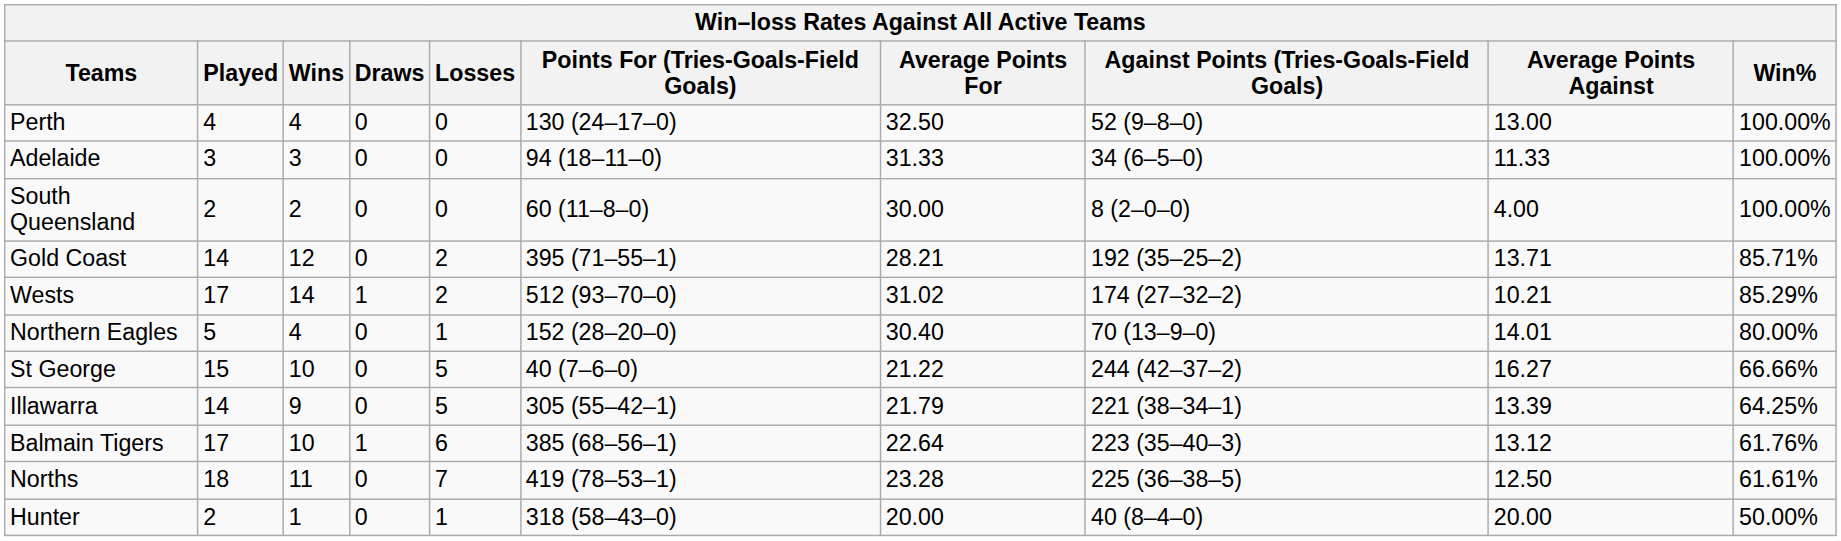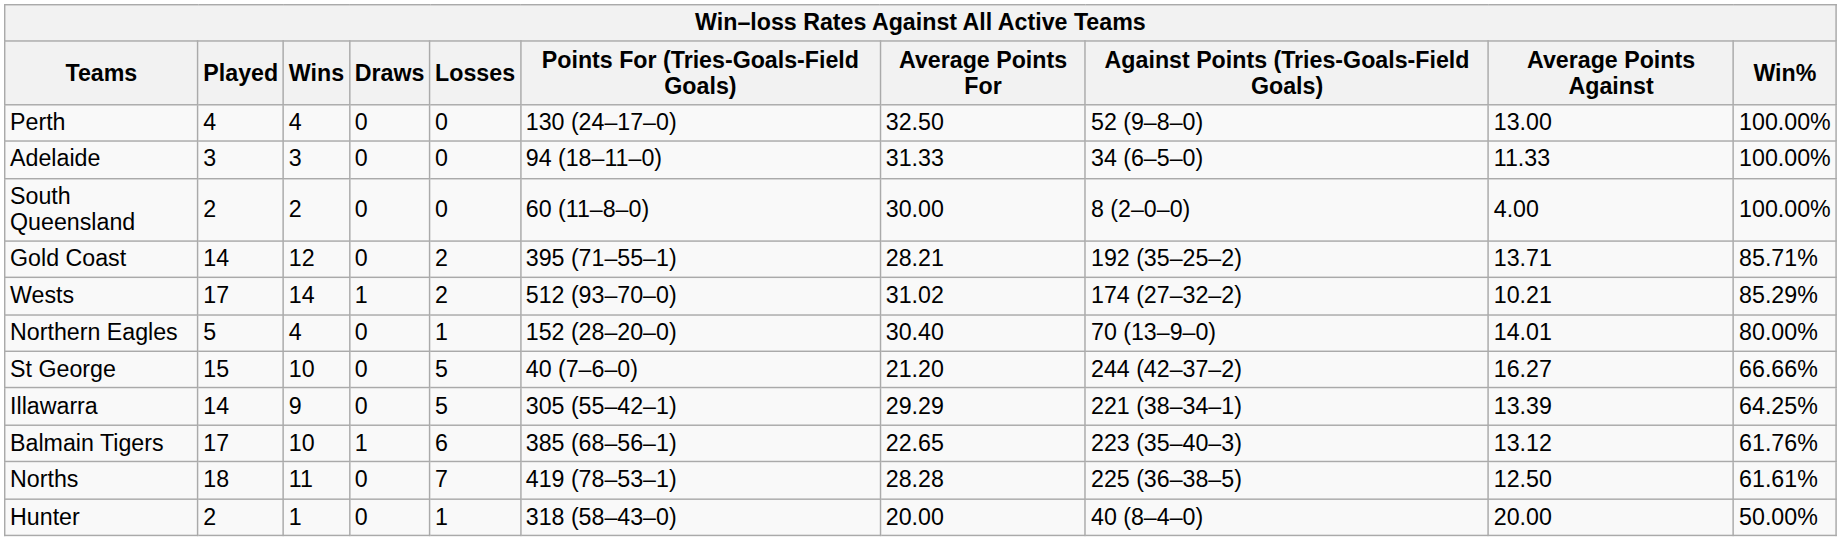(915, 369) 21.22 -> (915, 369) 21.20
(915, 406) 21.79 -> (915, 406) 29.29
(915, 443) 22.64 -> (915, 443) 22.65
(915, 479) 23.28 -> (915, 479) 28.28
